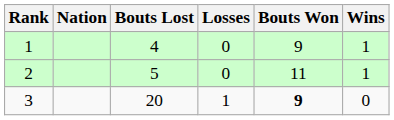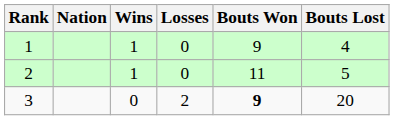columns swapped: (366, 18) <-> (154, 18)
(226, 100) 1 -> (185, 100) 2
